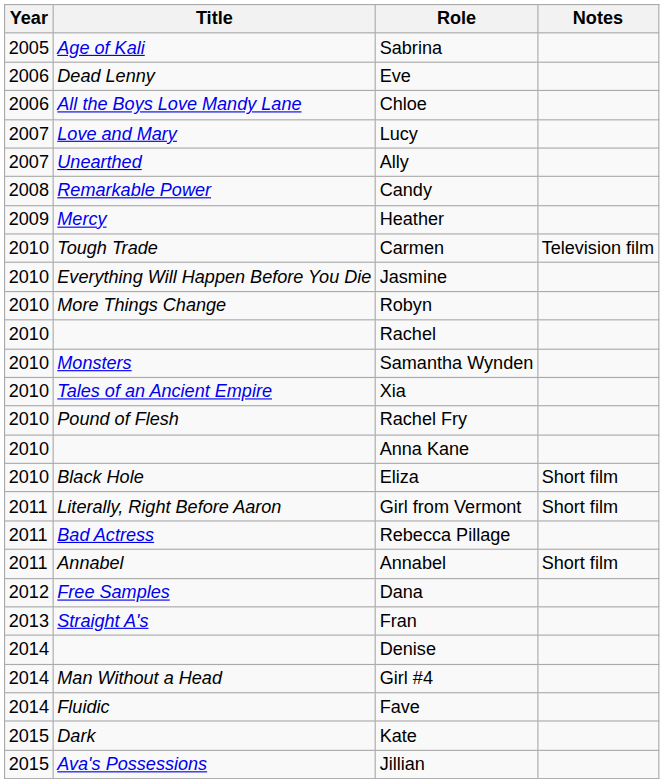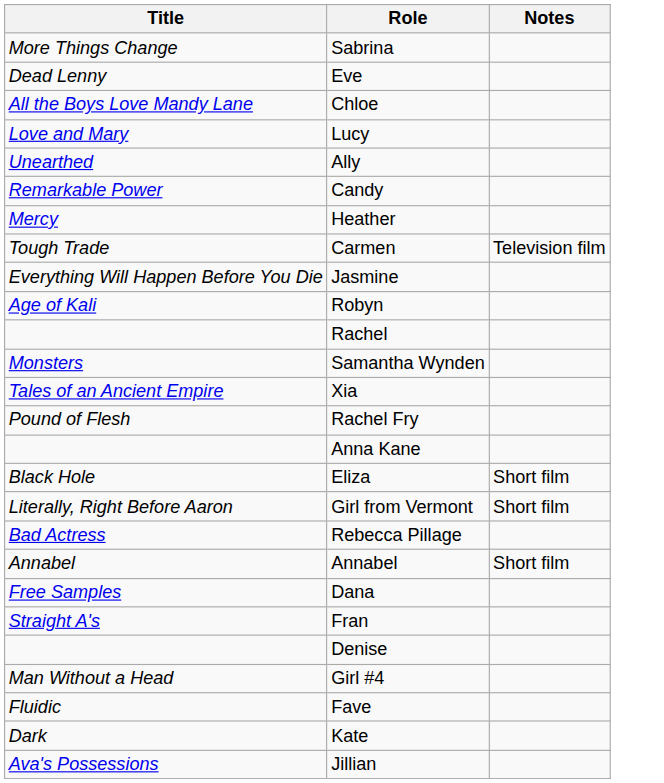- column: (29, 18)
(101, 47) Age of Kali -> (93, 47) More Things Change
(142, 305) More Things Change -> (52, 305) Age of Kali
